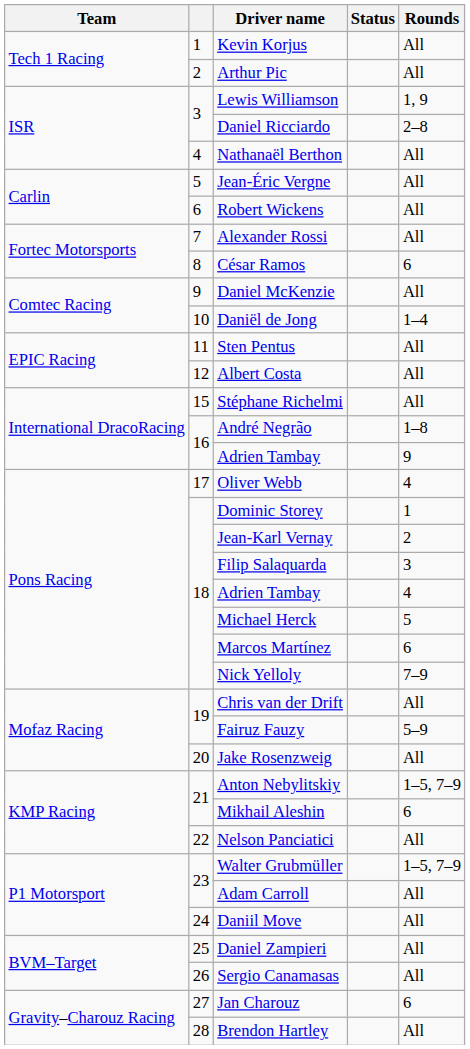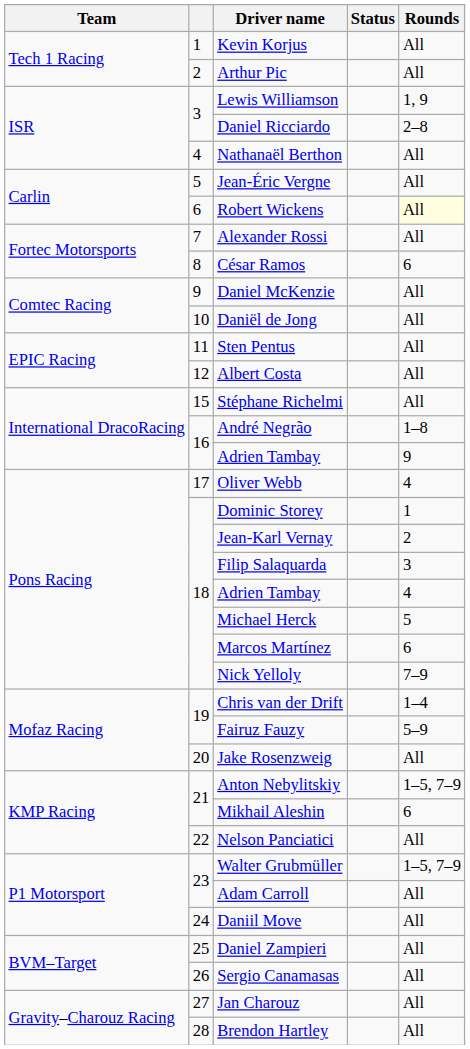(413, 209) no background -> (413, 209) lightyellow background
(415, 318) 1–4 -> (413, 318) All
(413, 702) All -> (415, 702) 1–4
(407, 1003) 6 -> (413, 1003) All
